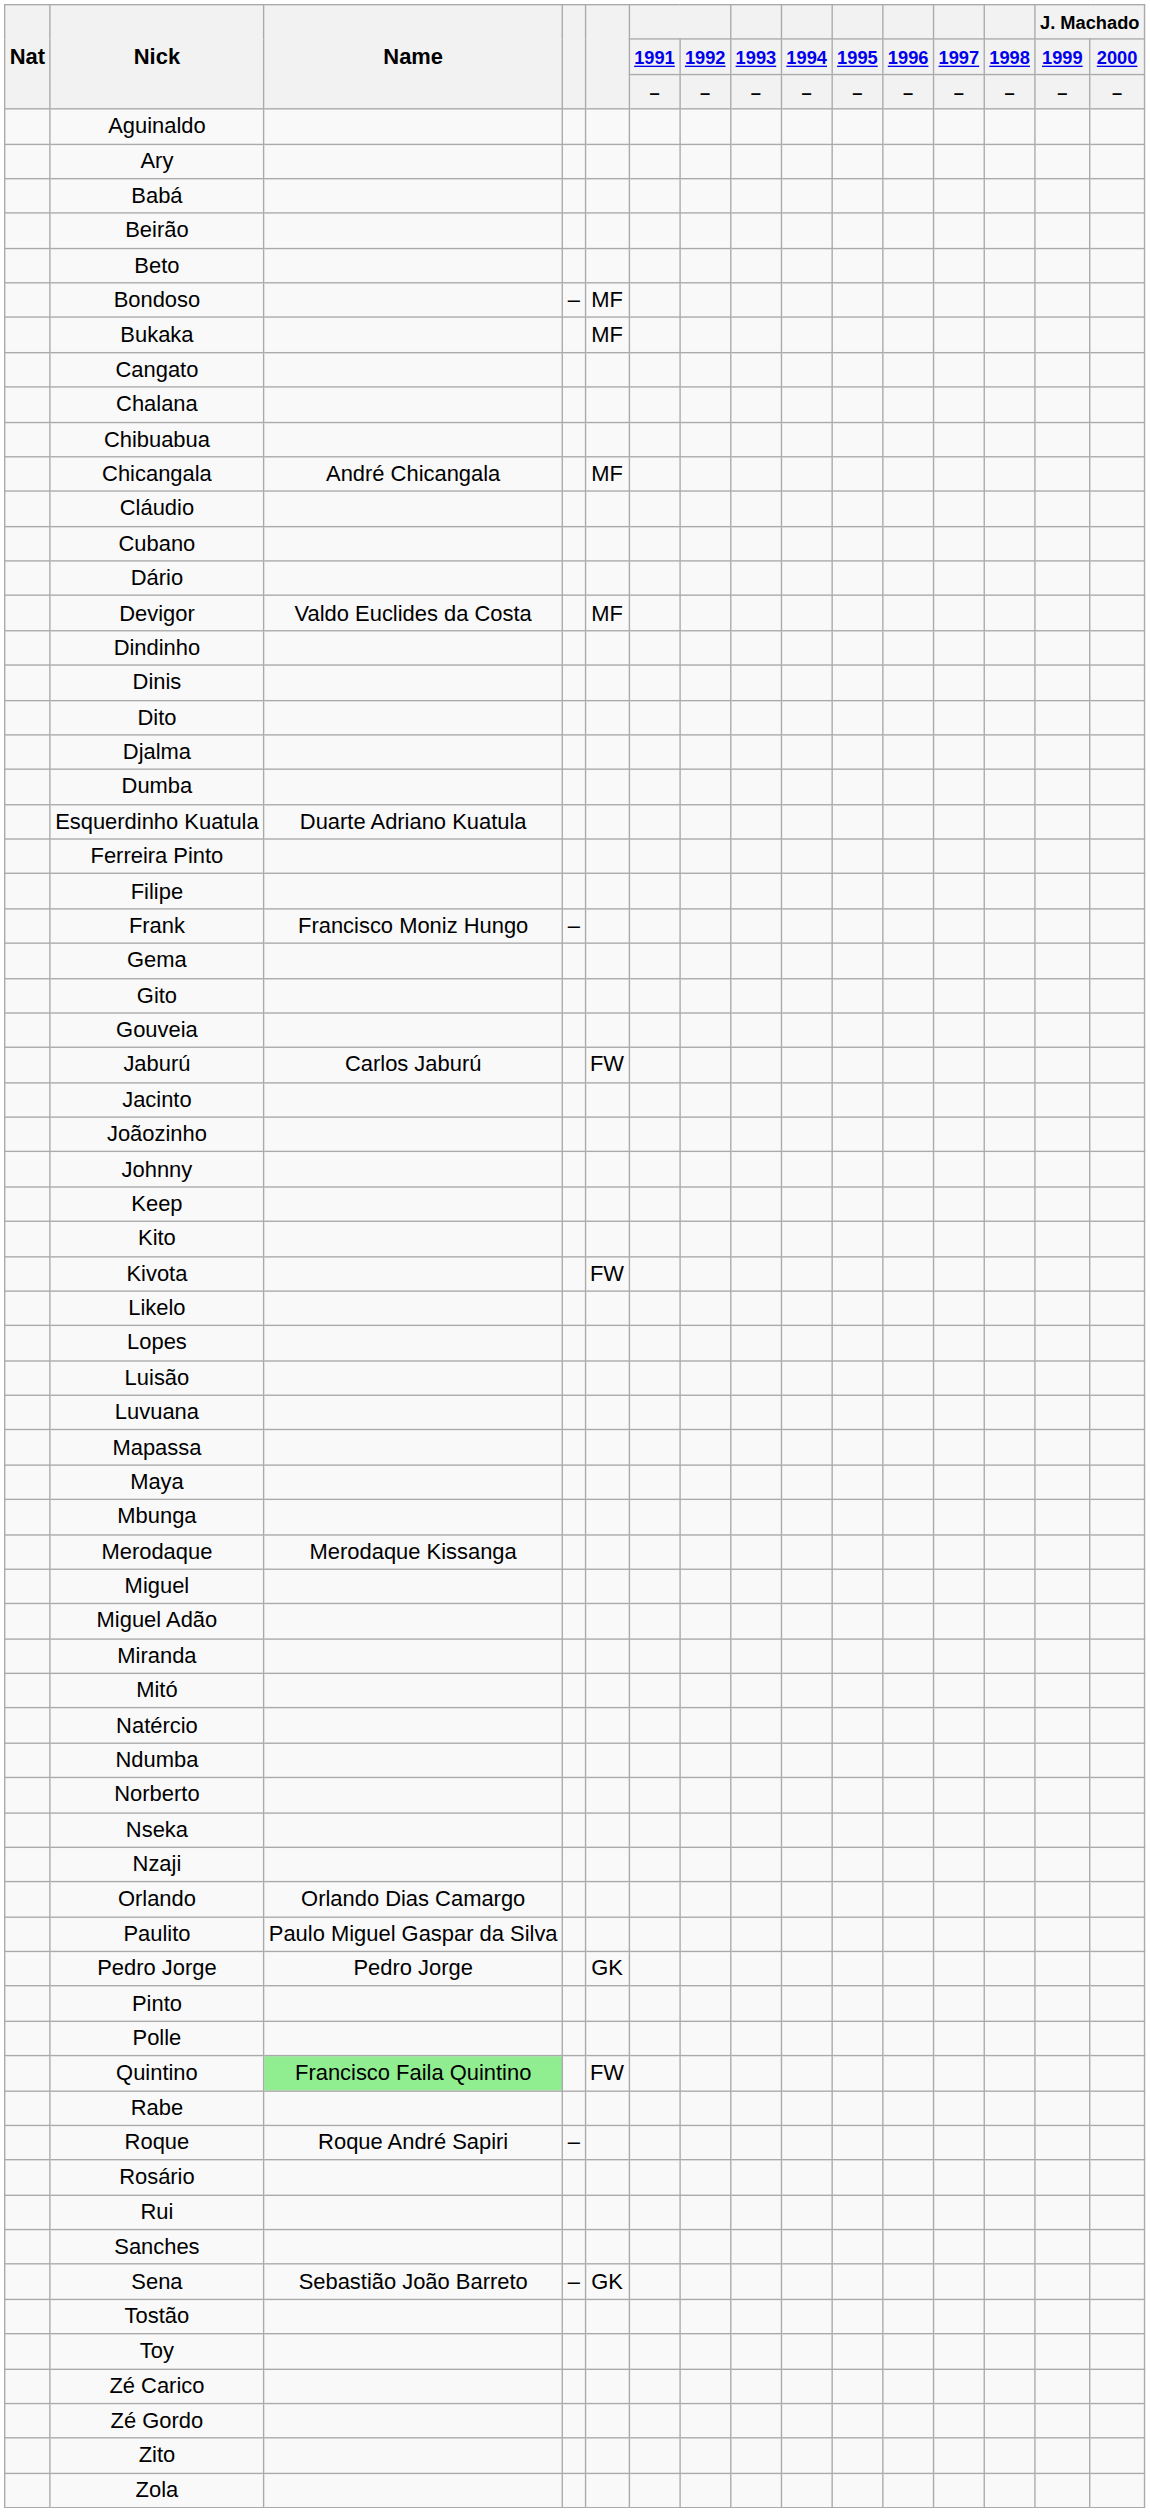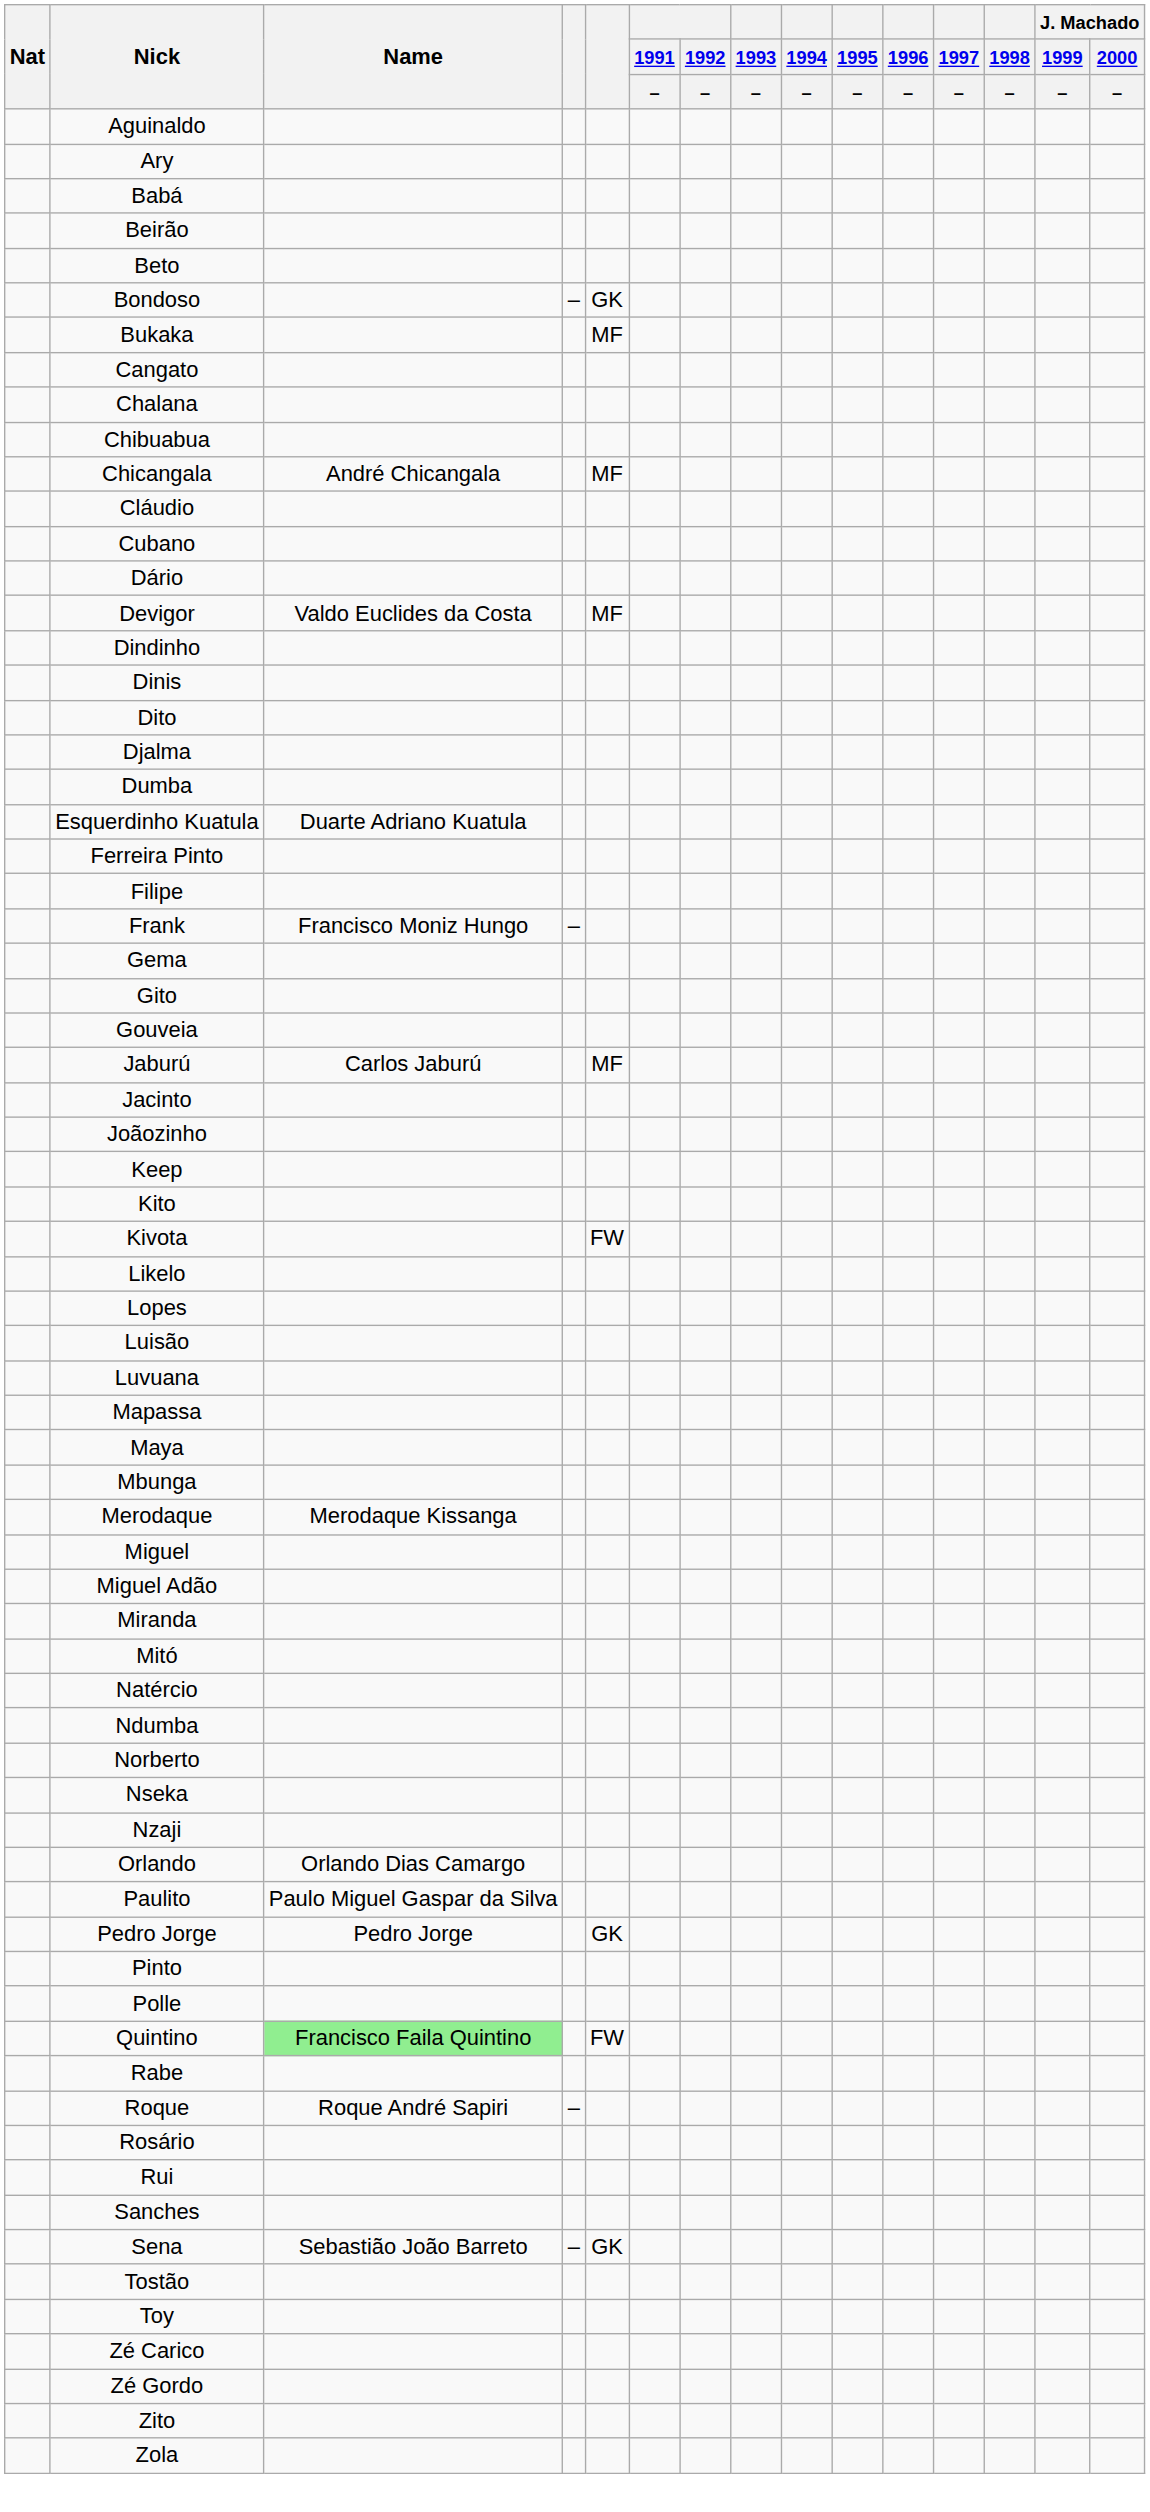(607, 299) MF -> (607, 299) GK
(607, 1064) FW -> (607, 1064) MF
- row: (157, 1169)
